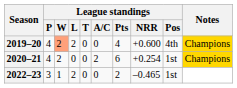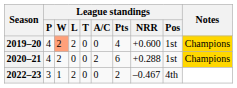(172, 43) 4th -> (171, 43) 1st
(147, 59) +0.254 -> (147, 59) +0.288
(146, 75) –0.465 -> (146, 75) –0.467
(171, 75) 1st -> (172, 75) 4th
